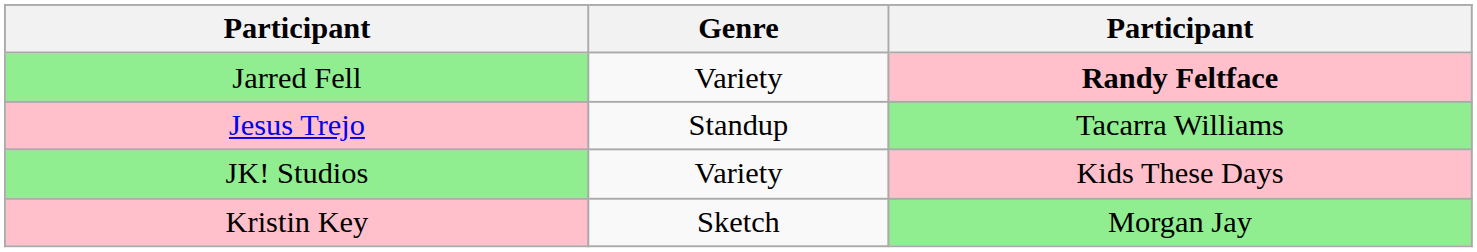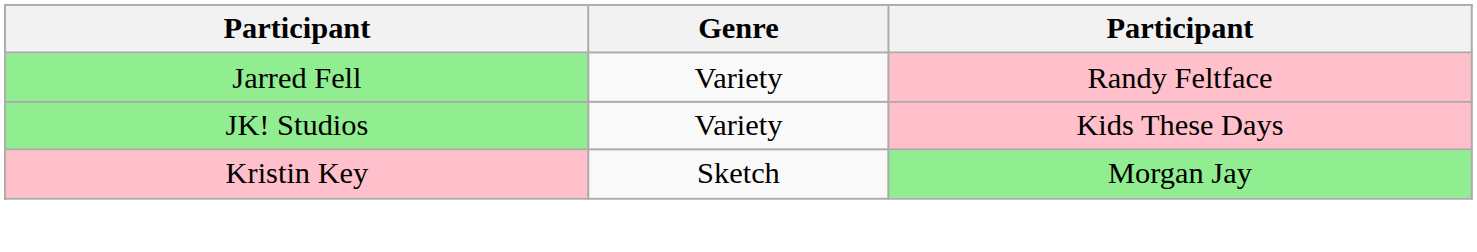(1180, 76) bold -> (1180, 76) normal
- row: (297, 125)
